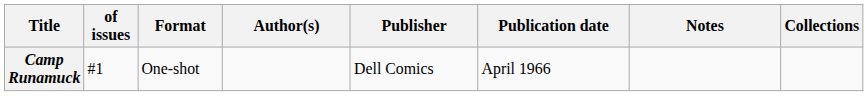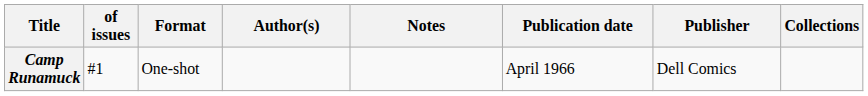columns swapped: (414, 25) <-> (705, 25)
